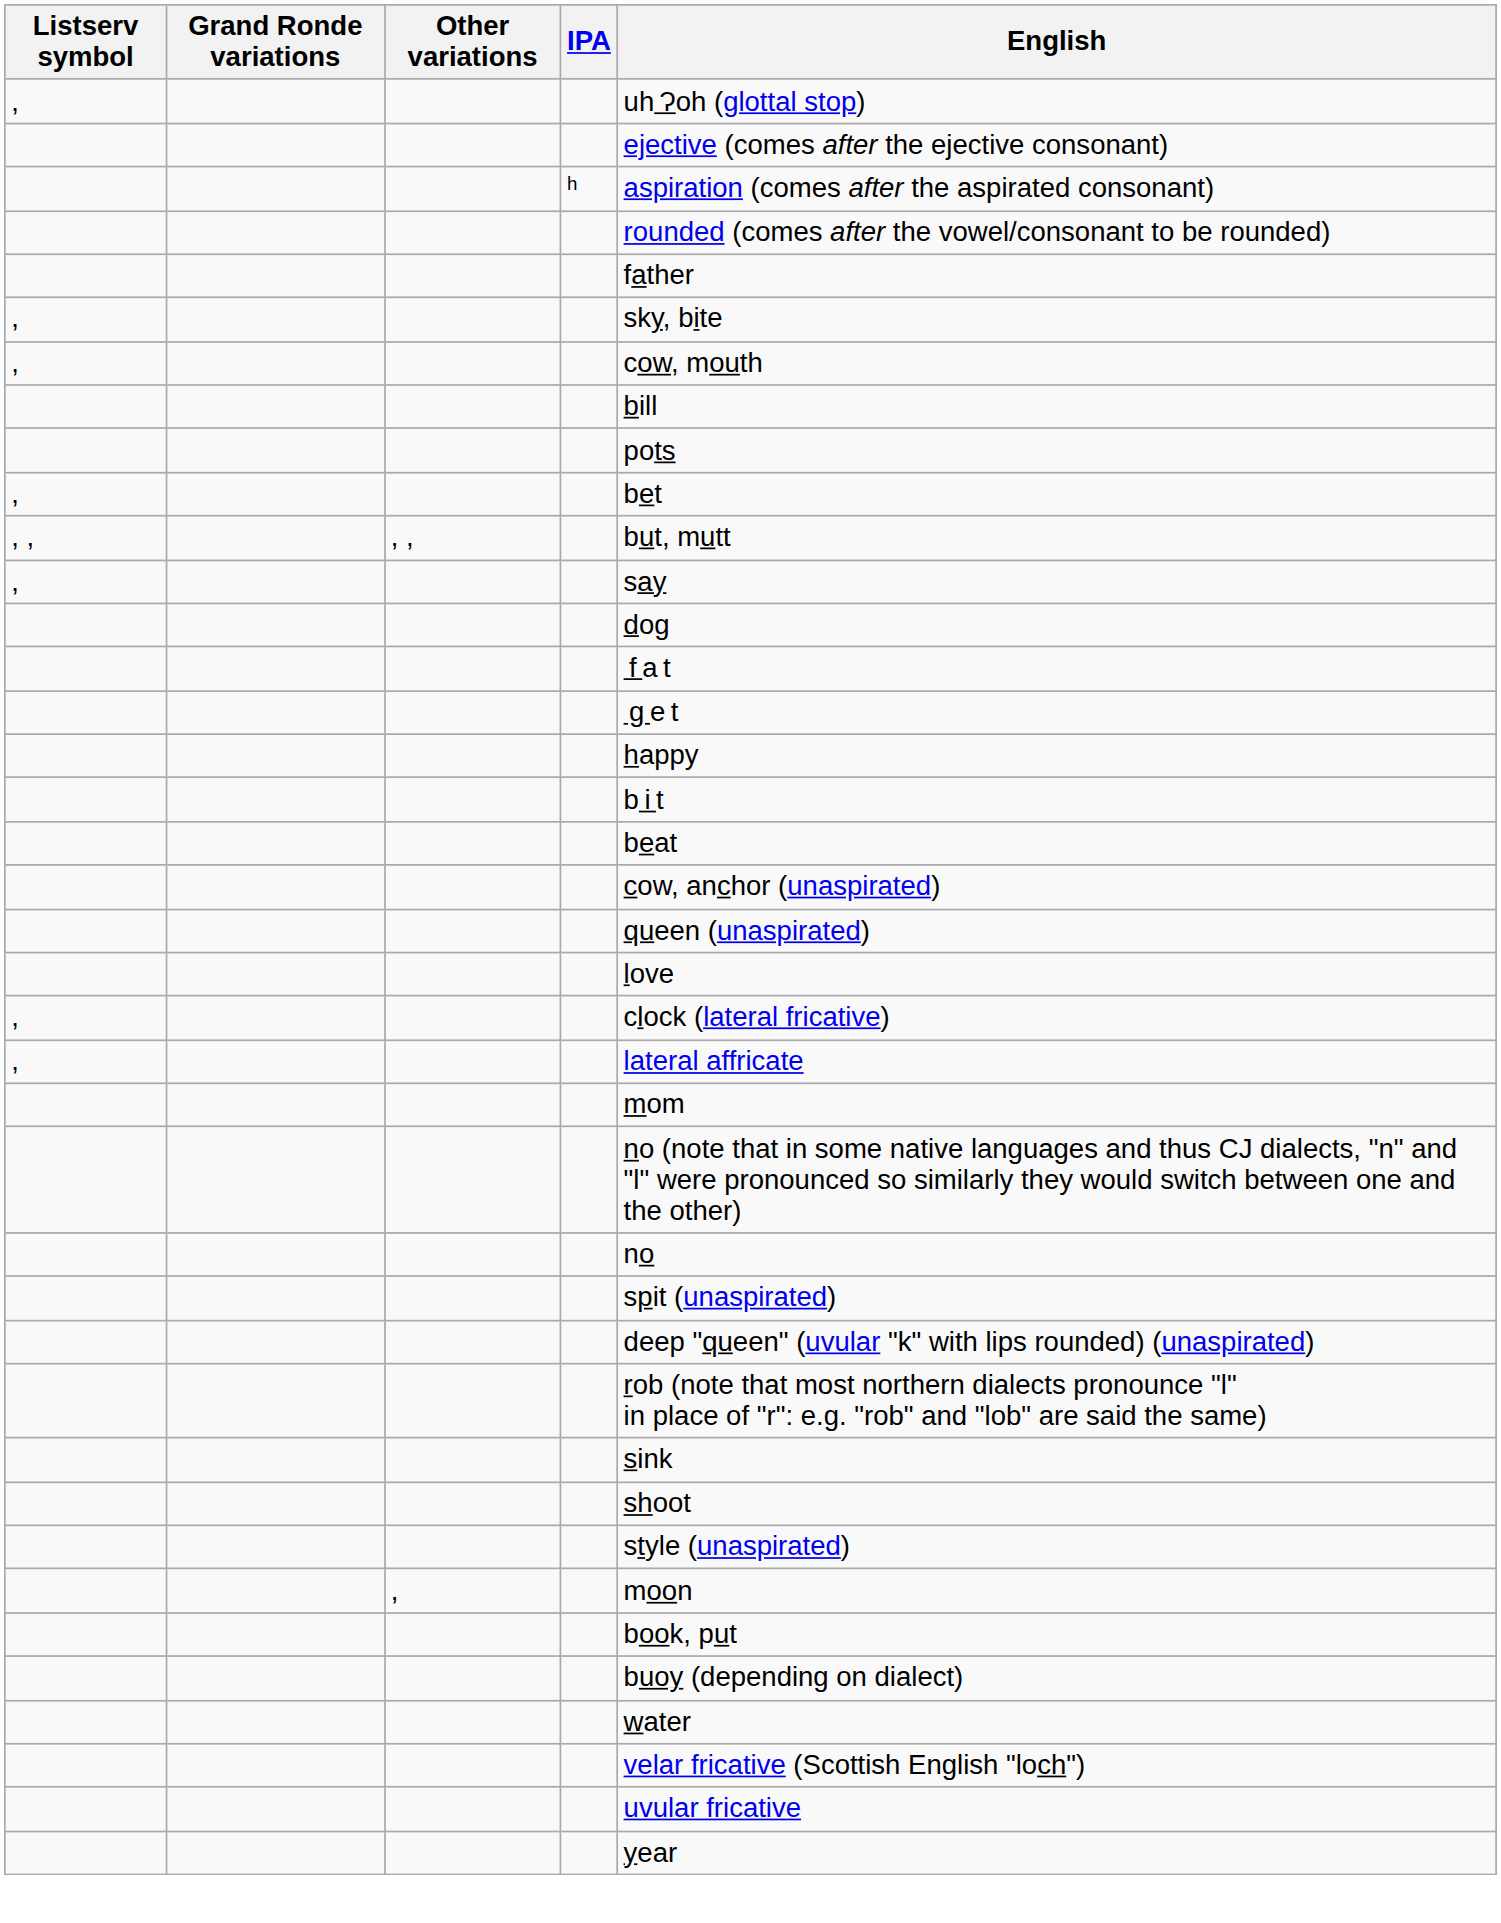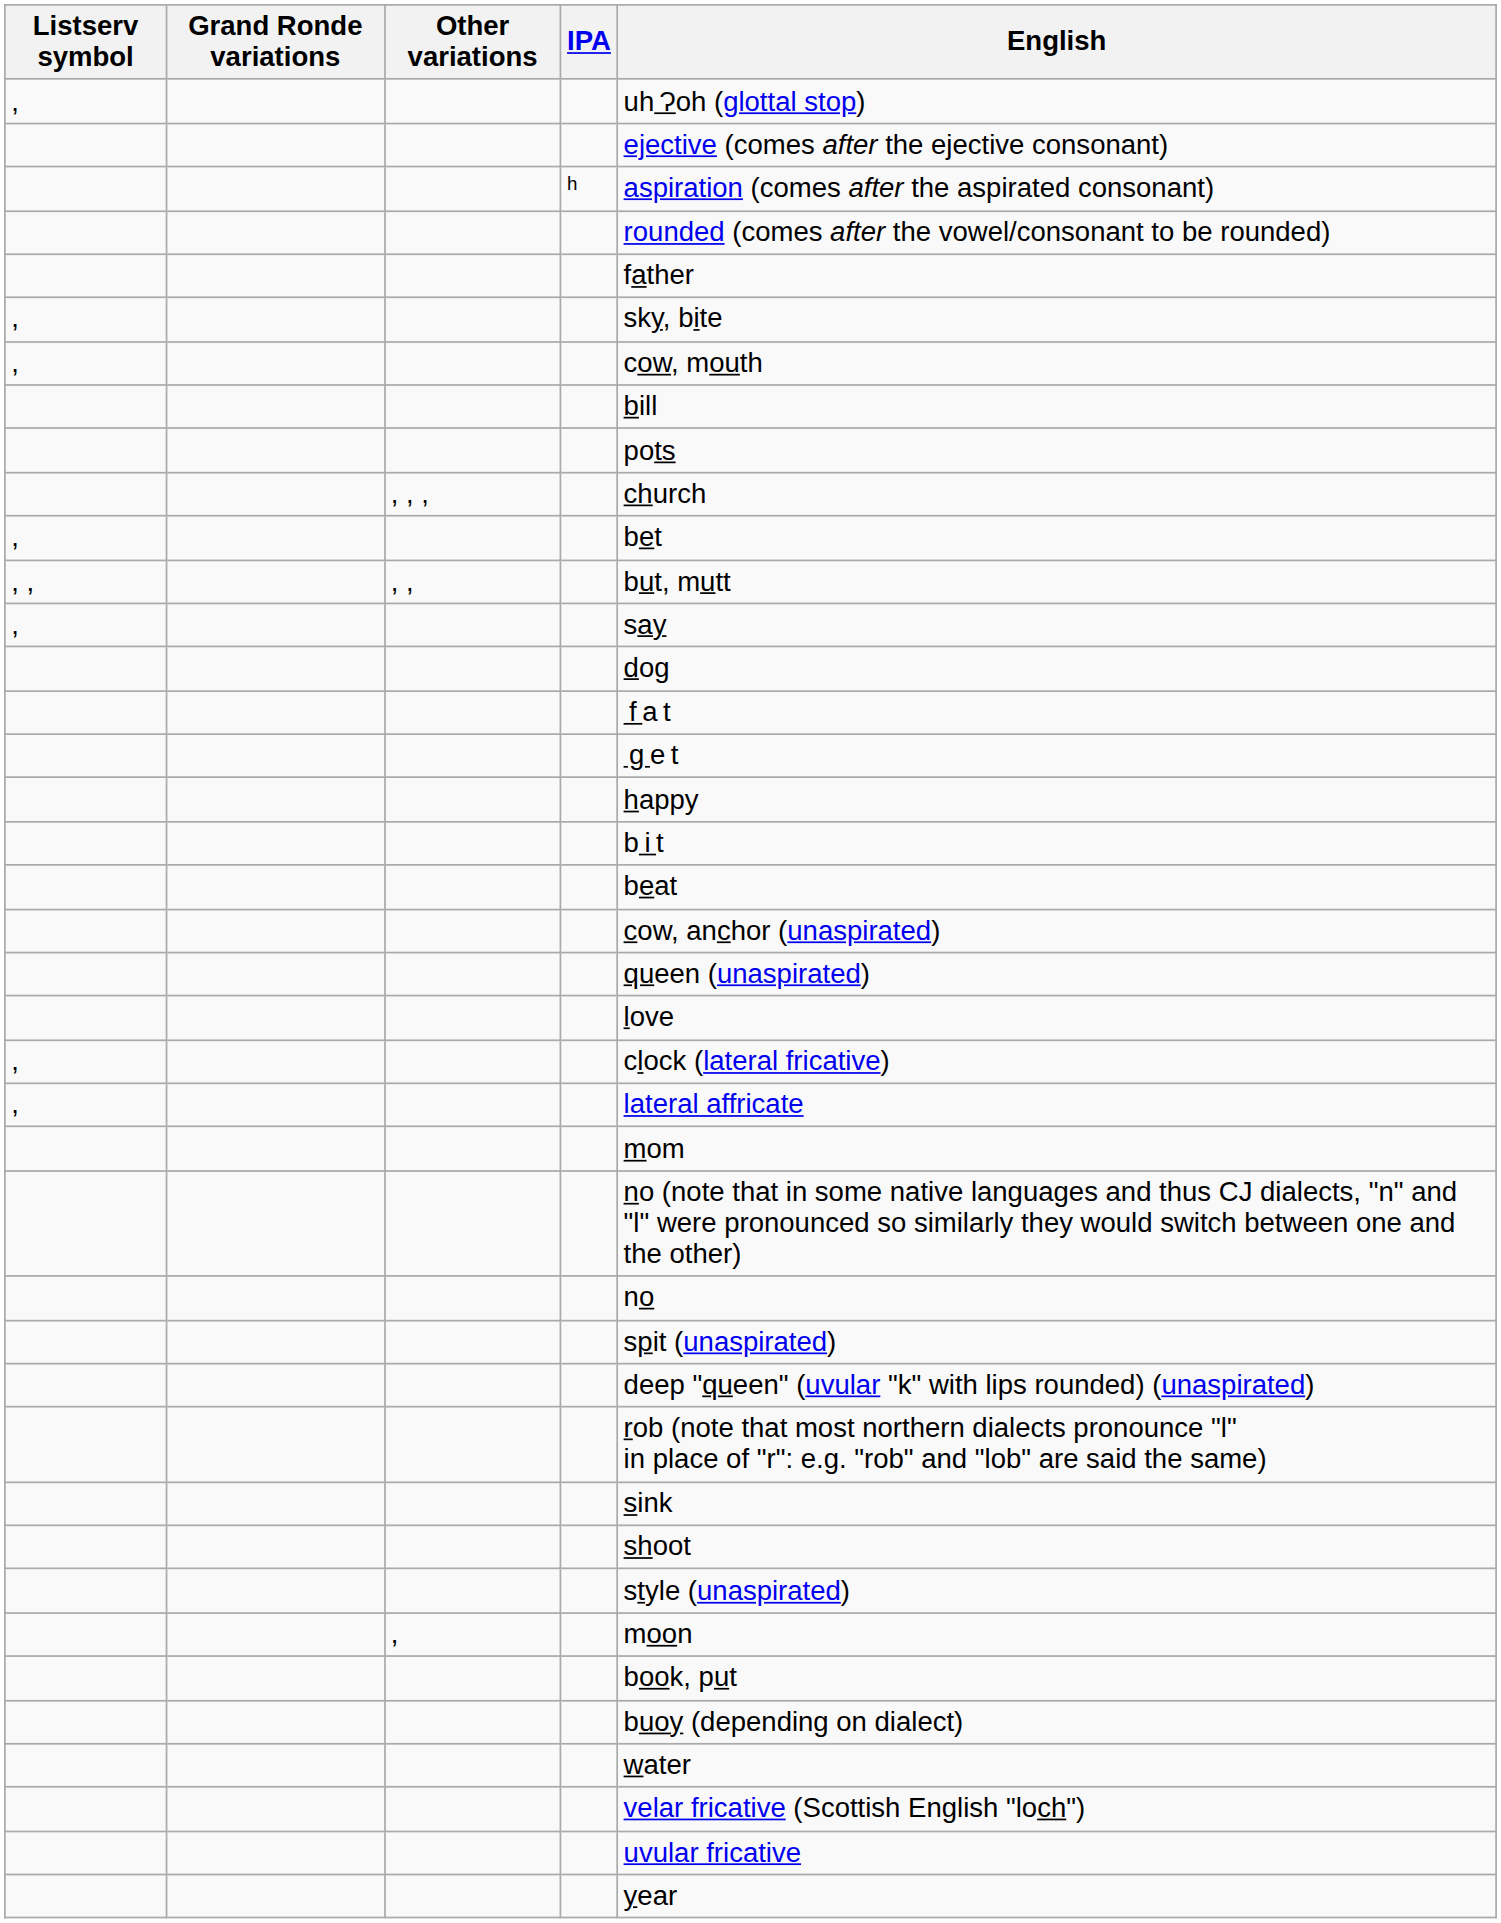+ row: (86, 494)
